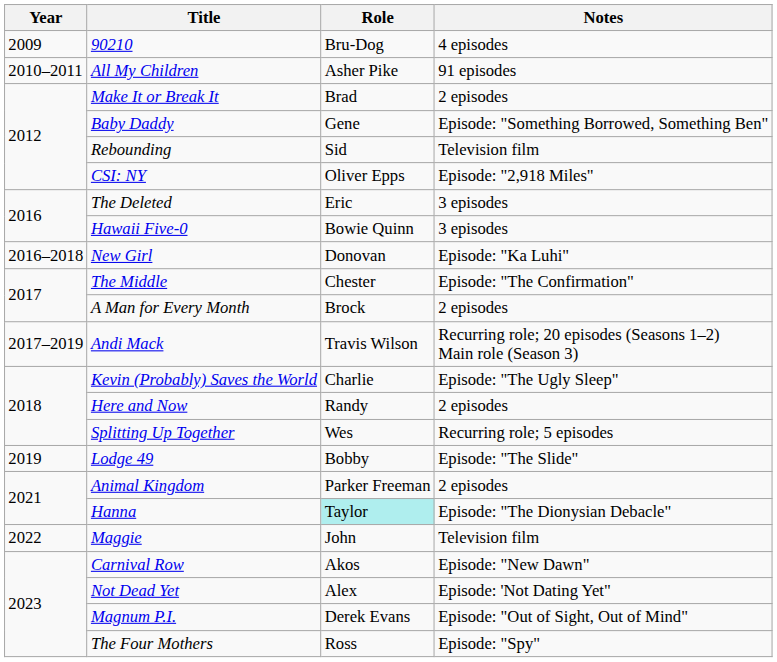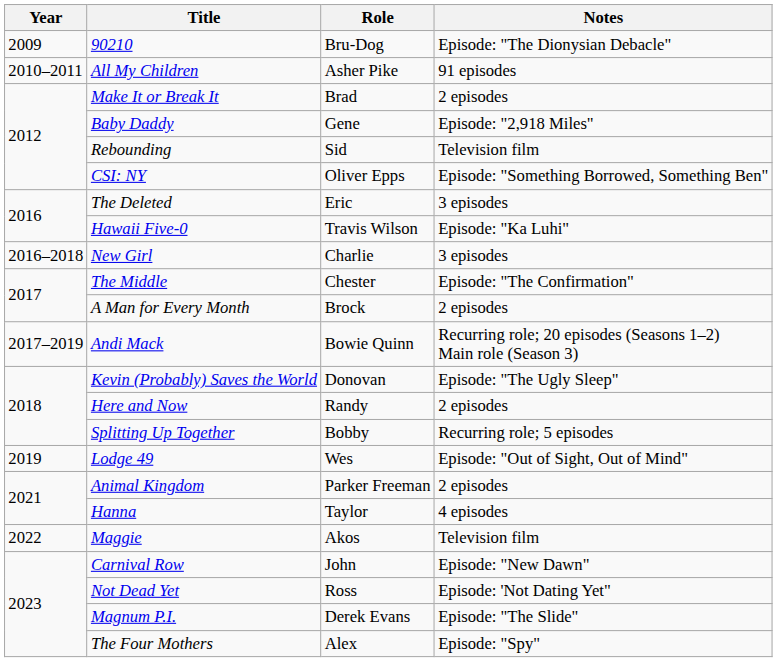(473, 44) 4 episodes -> (555, 44) Episode: "The Dionysian Debacle"
(603, 123) Episode: "Something Borrowed, Something Ben" -> (516, 123) Episode: "2,918 Miles"
(516, 176) Episode: "2,918 Miles" -> (603, 176) Episode: "Something Borrowed, Something Ben"
(369, 228) Bowie Quinn -> (371, 228) Travis Wilson
(473, 228) 3 episodes -> (504, 228) Episode: "Ka Luhi"
(355, 255) Donovan -> (349, 255) Charlie
(504, 255) Episode: "Ka Luhi" -> (473, 255) 3 episodes
(371, 343) Travis Wilson -> (369, 343) Bowie Quinn
(349, 379) Charlie -> (355, 379) Donovan
(339, 432) Wes -> (347, 432) Bobby
(347, 458) Bobby -> (339, 458) Wes
(508, 458) Episode: "The Slide" -> (563, 458) Episode: "Out of Sight, Out of Mind"
(346, 511) paleturquoise background -> (346, 511) no background
(555, 511) Episode: "The Dionysian Debacle" -> (473, 511) 4 episodes
(340, 537) John -> (342, 537) Akos
(342, 564) Akos -> (340, 564) John
(341, 590) Alex -> (341, 590) Ross
(563, 616) Episode: "Out of Sight, Out of Mind" -> (508, 616) Episode: "The Slide"
(341, 643) Ross -> (341, 643) Alex
